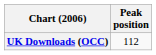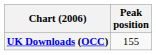(131, 41) 112 -> (131, 41) 155
